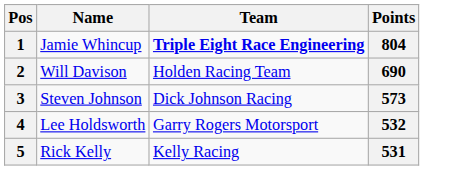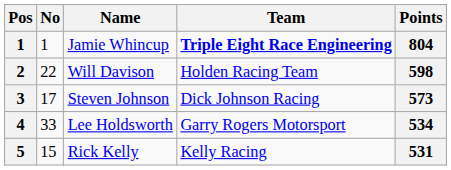+ column: (50, 18)
(394, 71) 690 -> (421, 71) 598
(394, 125) 532 -> (421, 125) 534
